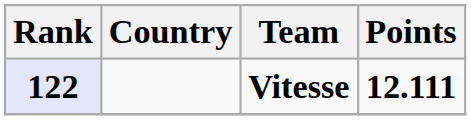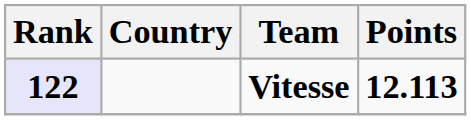(411, 85) 12.111 -> (411, 85) 12.113
